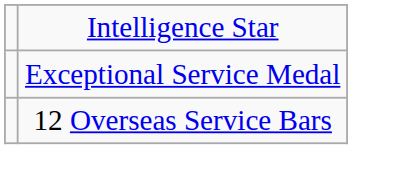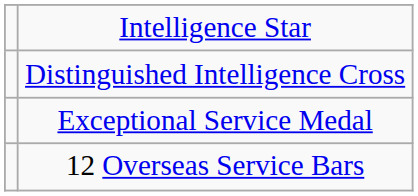+ row: (215, 73)
